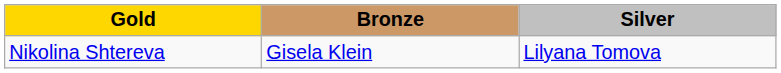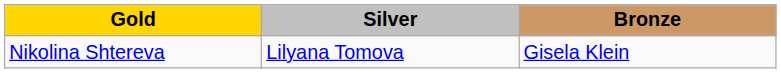columns swapped: (647, 20) <-> (390, 20)
